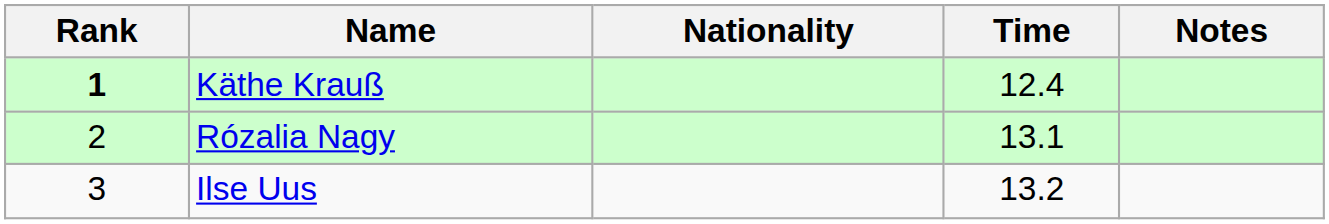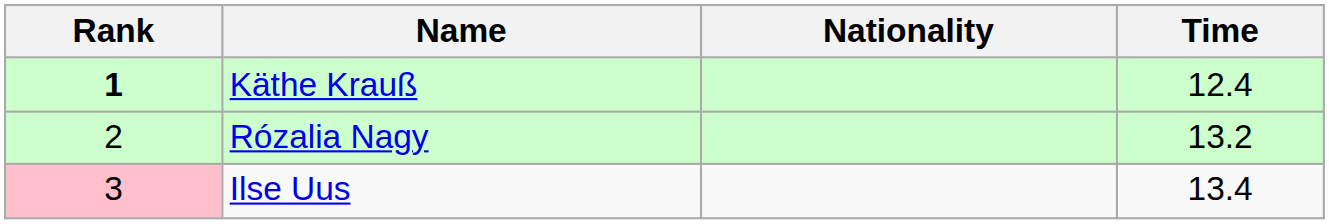- column: (1222, 31)
(1032, 137) 13.1 -> (1220, 137) 13.2
(97, 190) no background -> (113, 190) pink background
(1032, 190) 13.2 -> (1220, 190) 13.4
